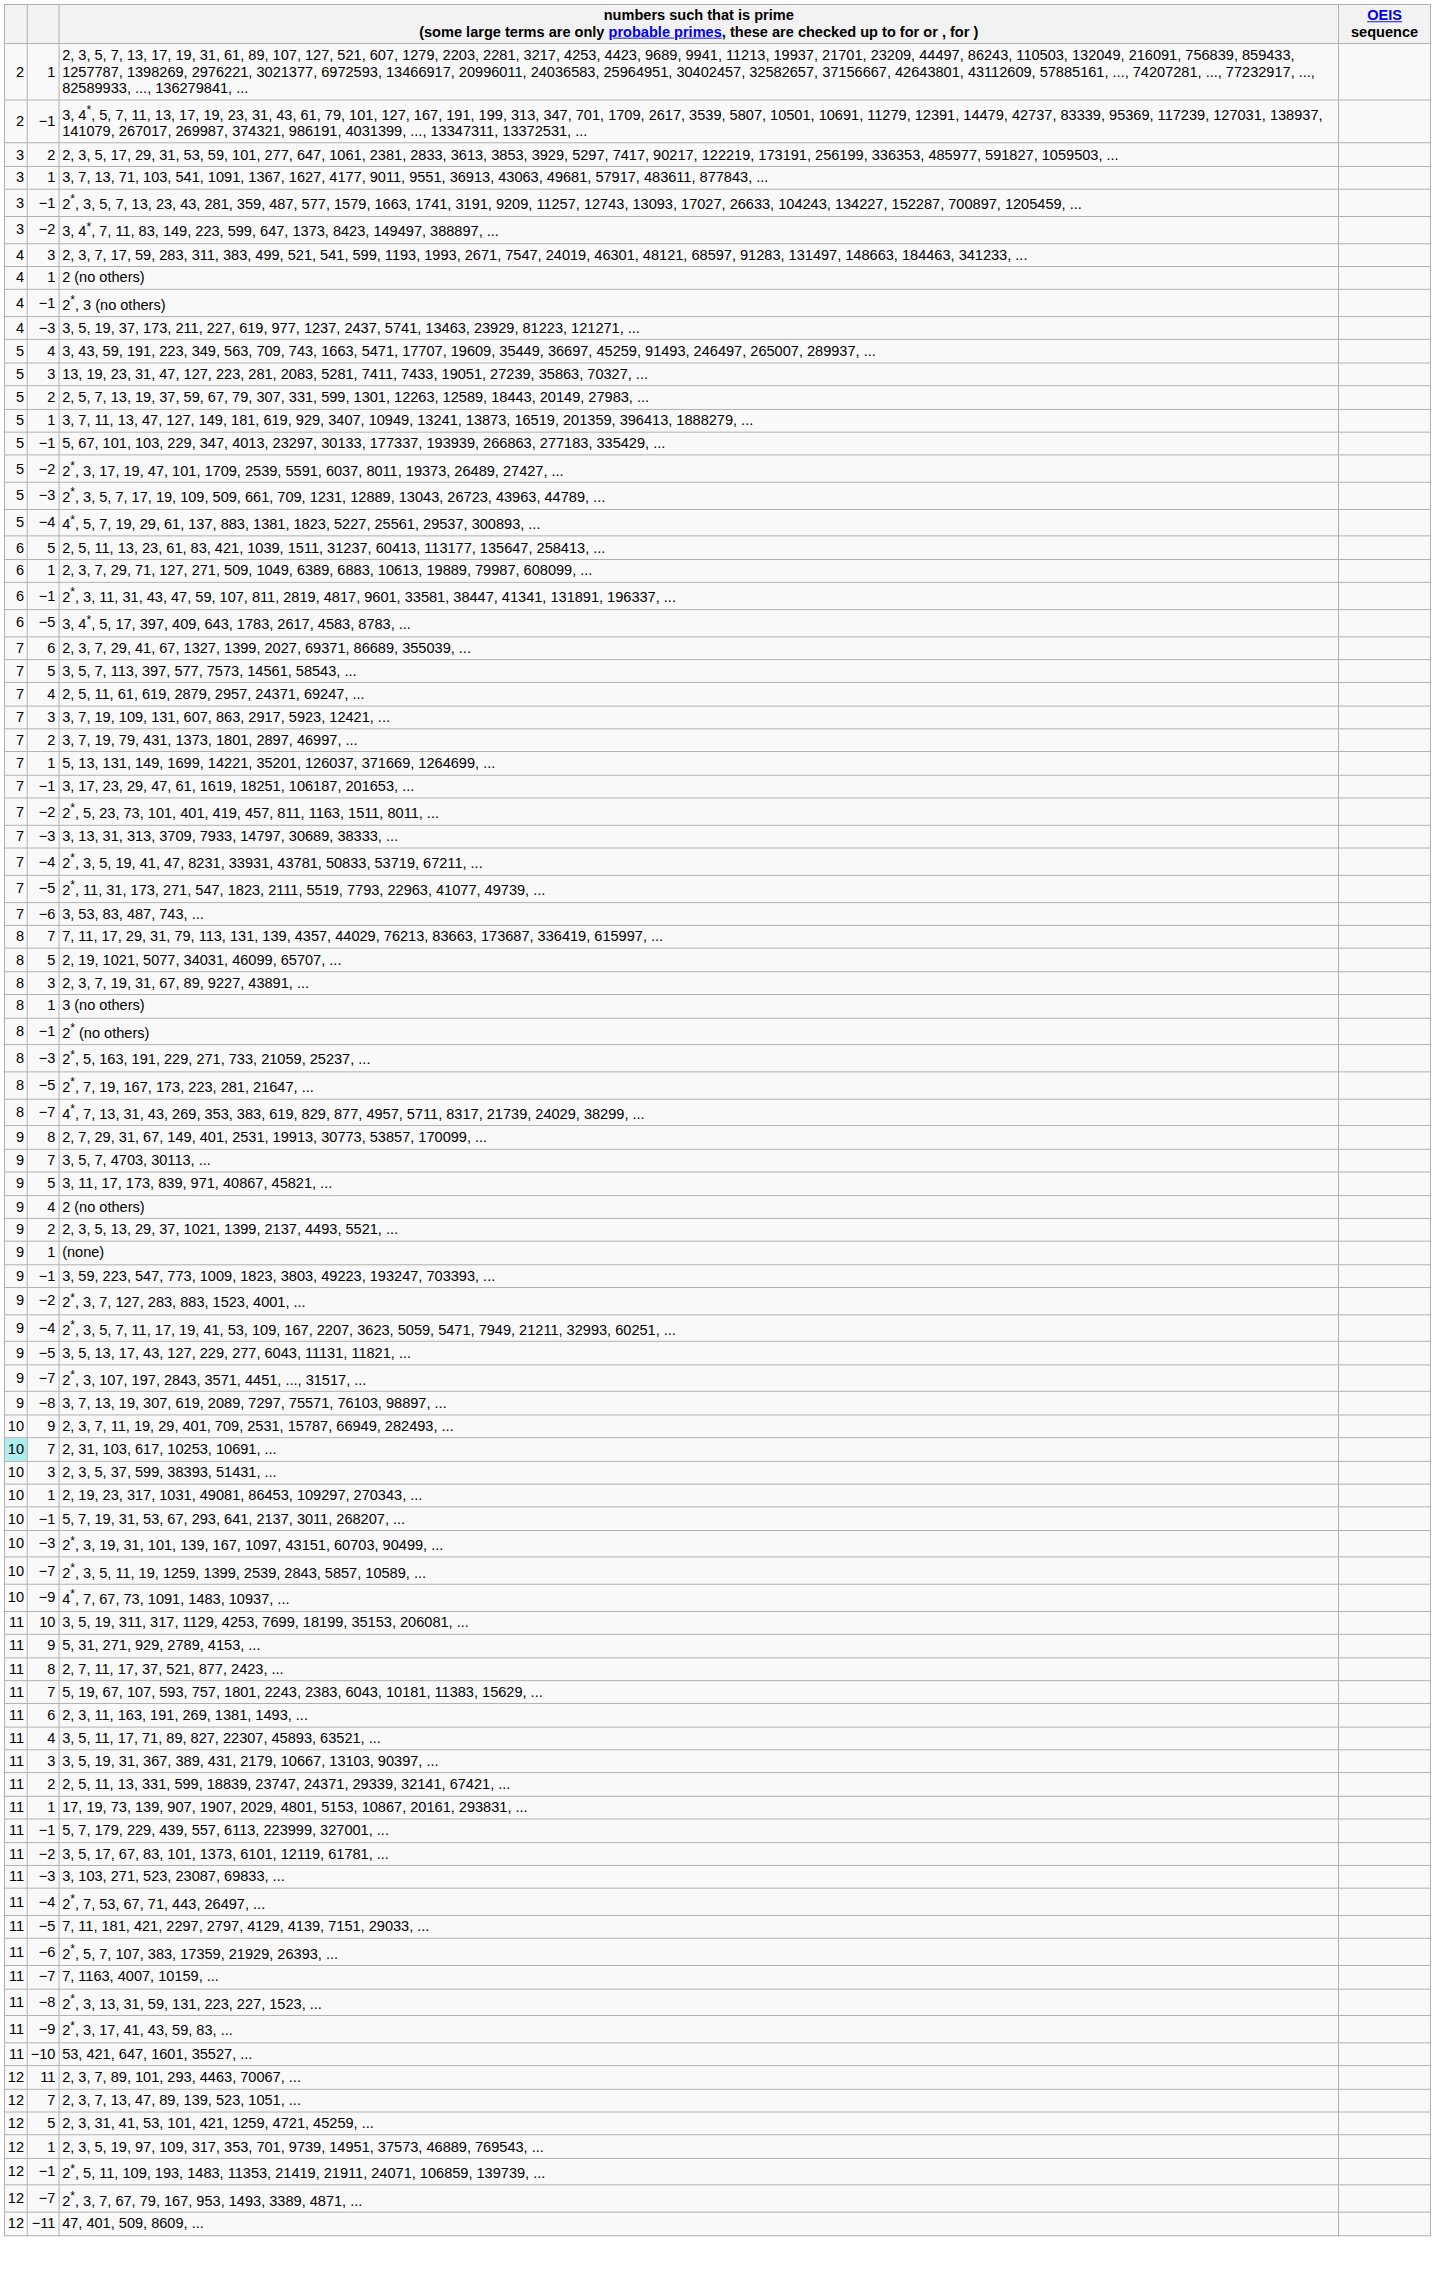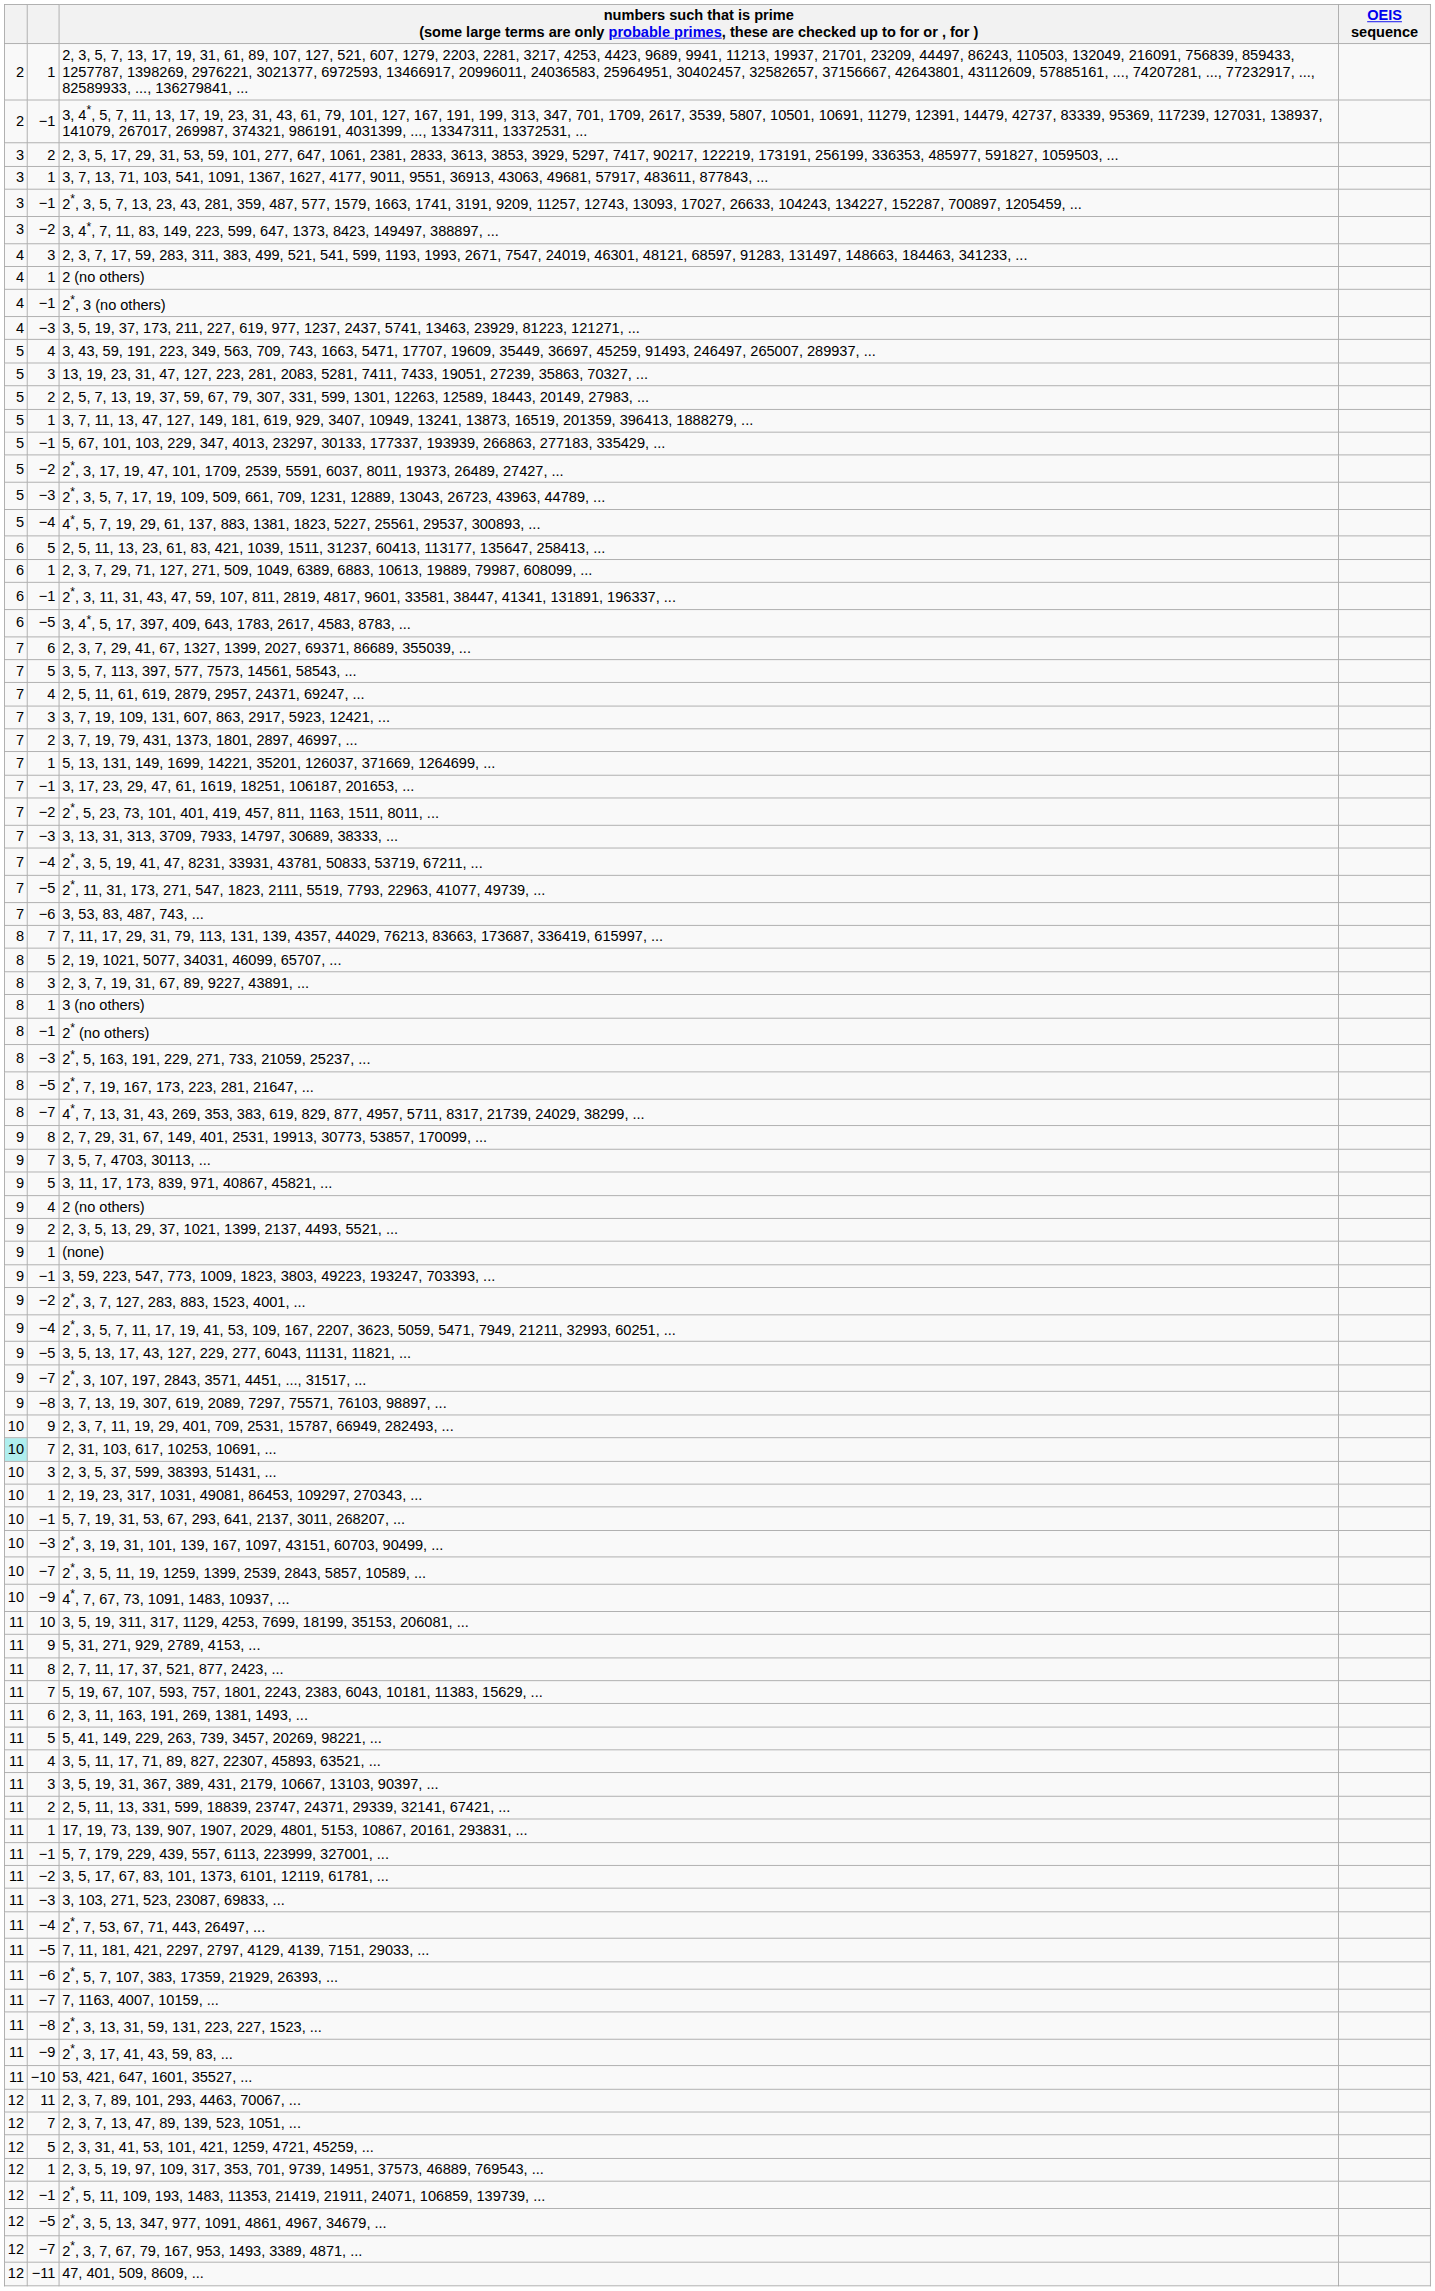+ row: (51, 1738)
+ row: (47, 2221)
